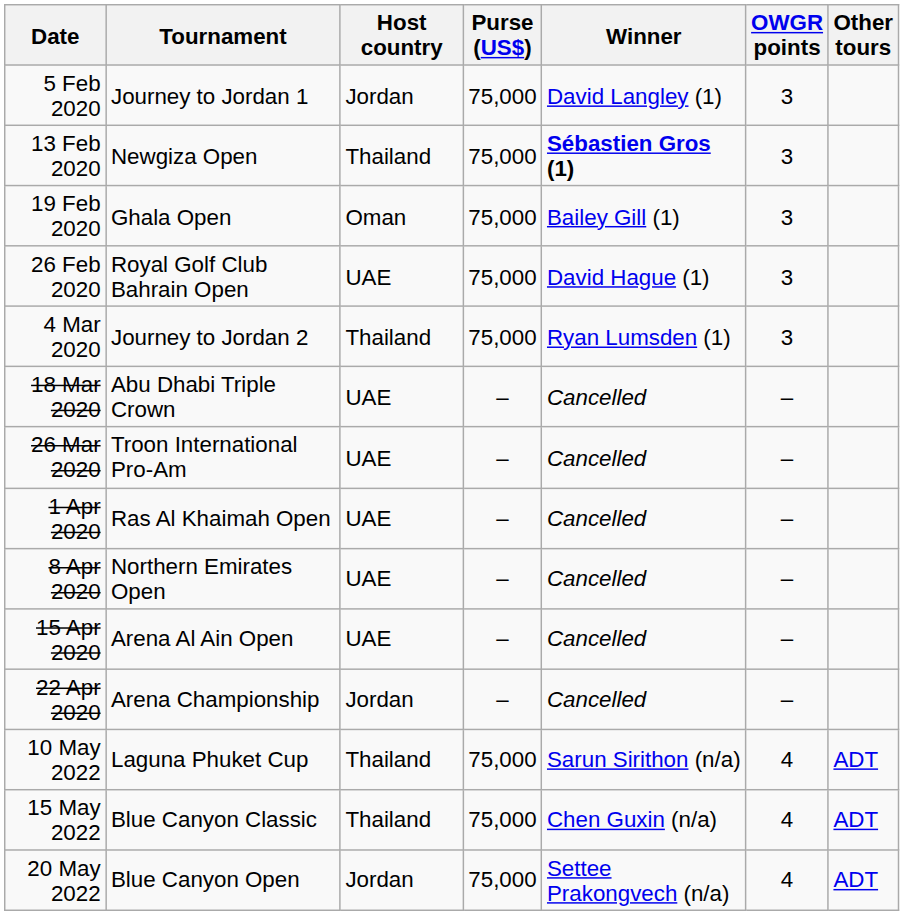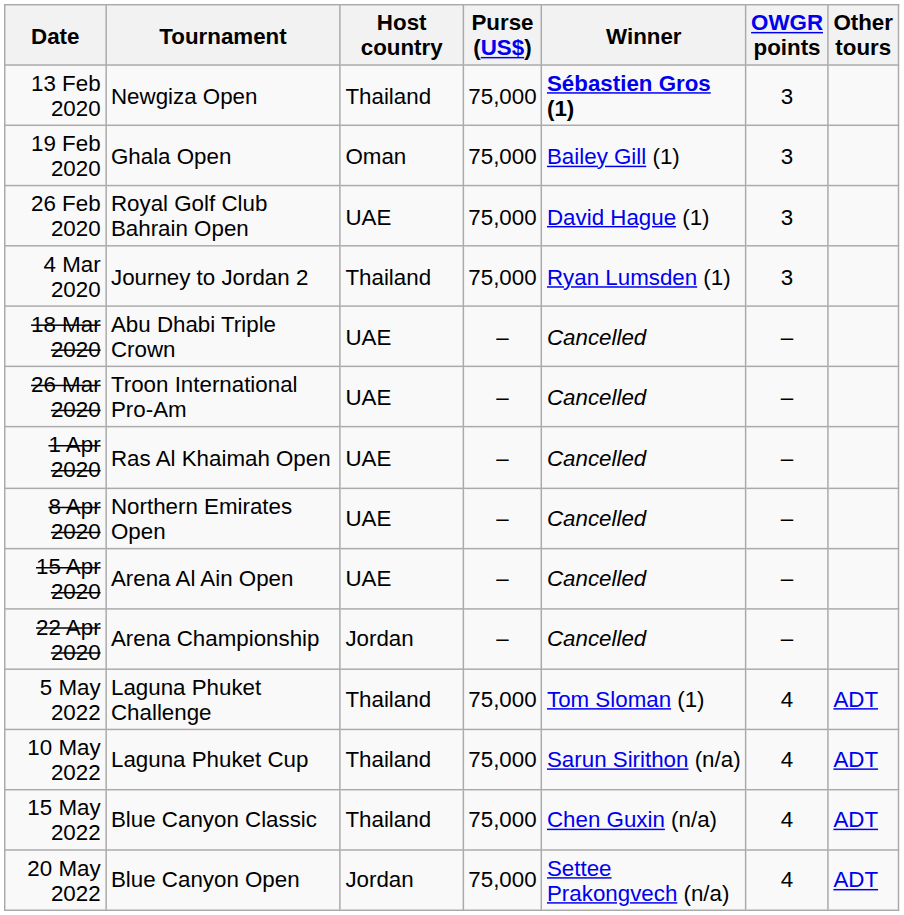- row: (72, 95)
+ row: (70, 699)
